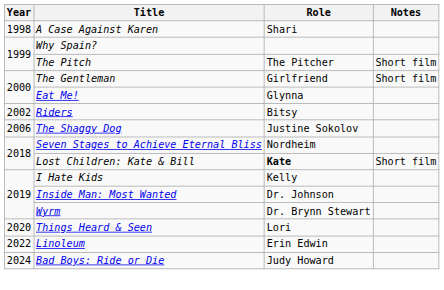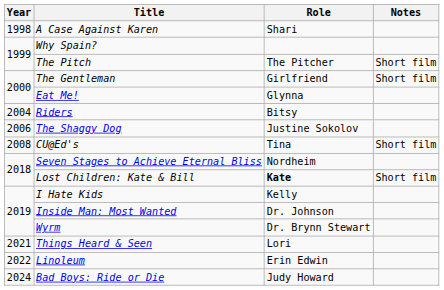(19, 112) 2002 -> (19, 112) 2004
+ row: (57, 145)
(19, 227) 2020 -> (19, 244) 2021
